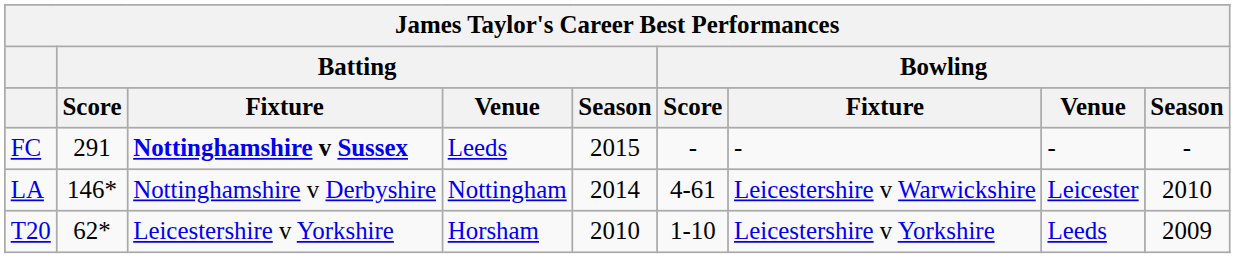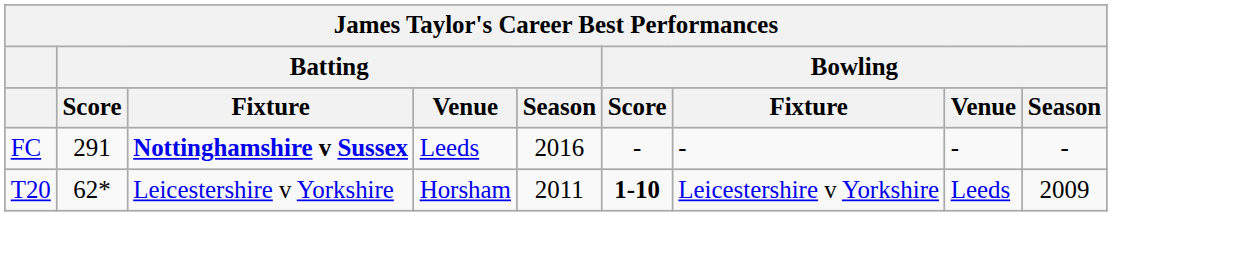(615, 148) 2015 -> (559, 148) 2016
- row: (27, 189)
(615, 230) 2010 -> (559, 189) 2011
(693, 230) normal -> (637, 189) bold
